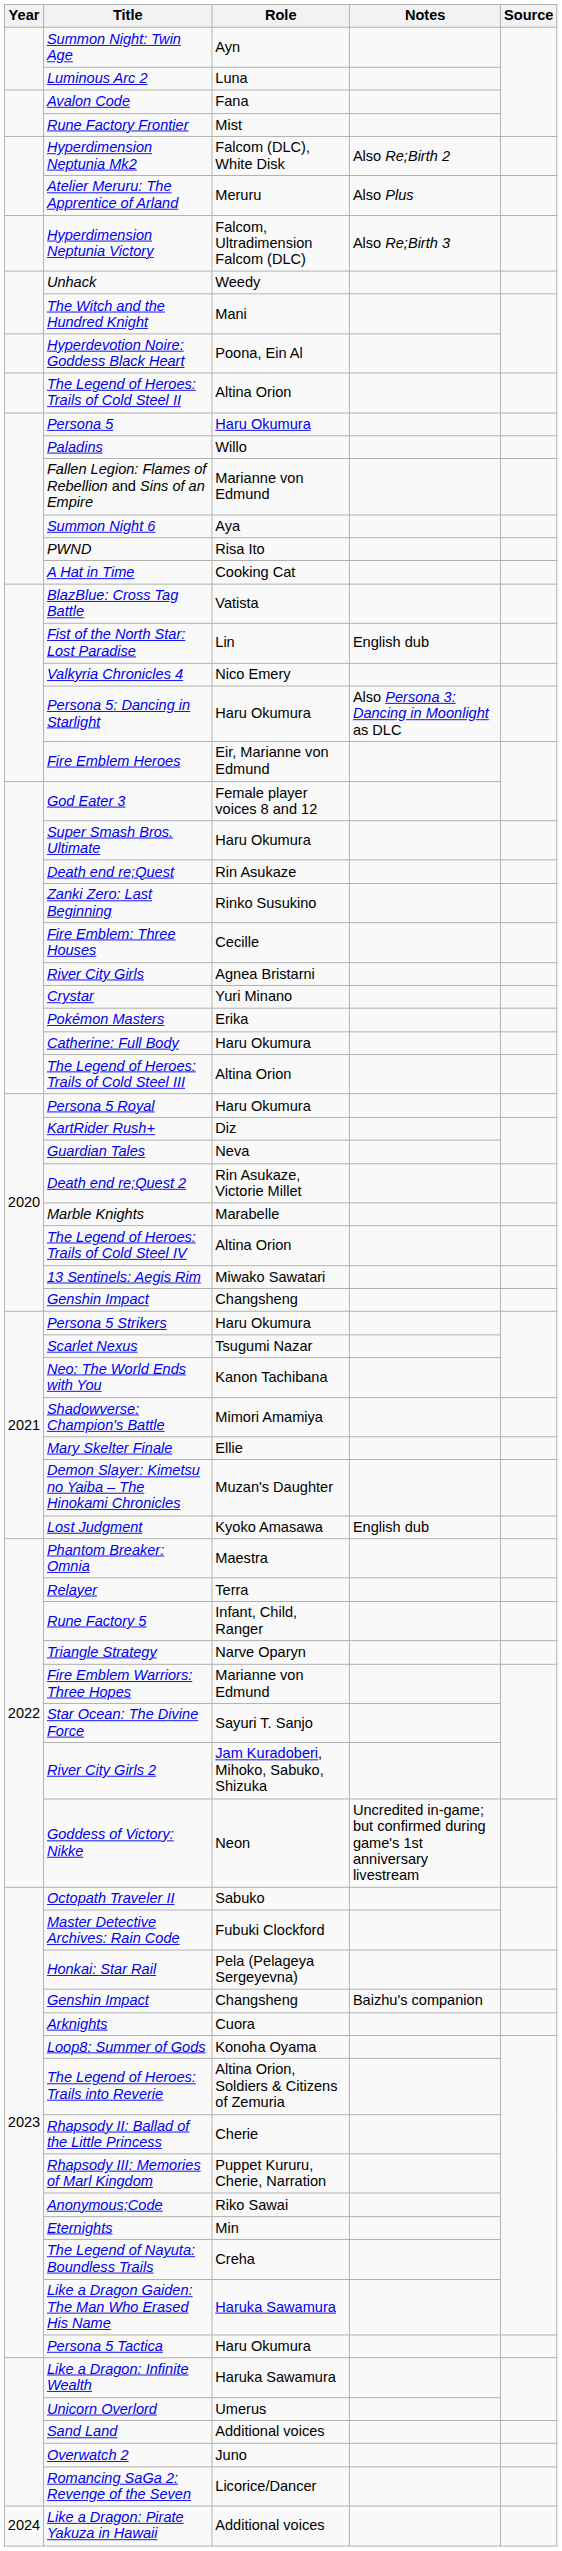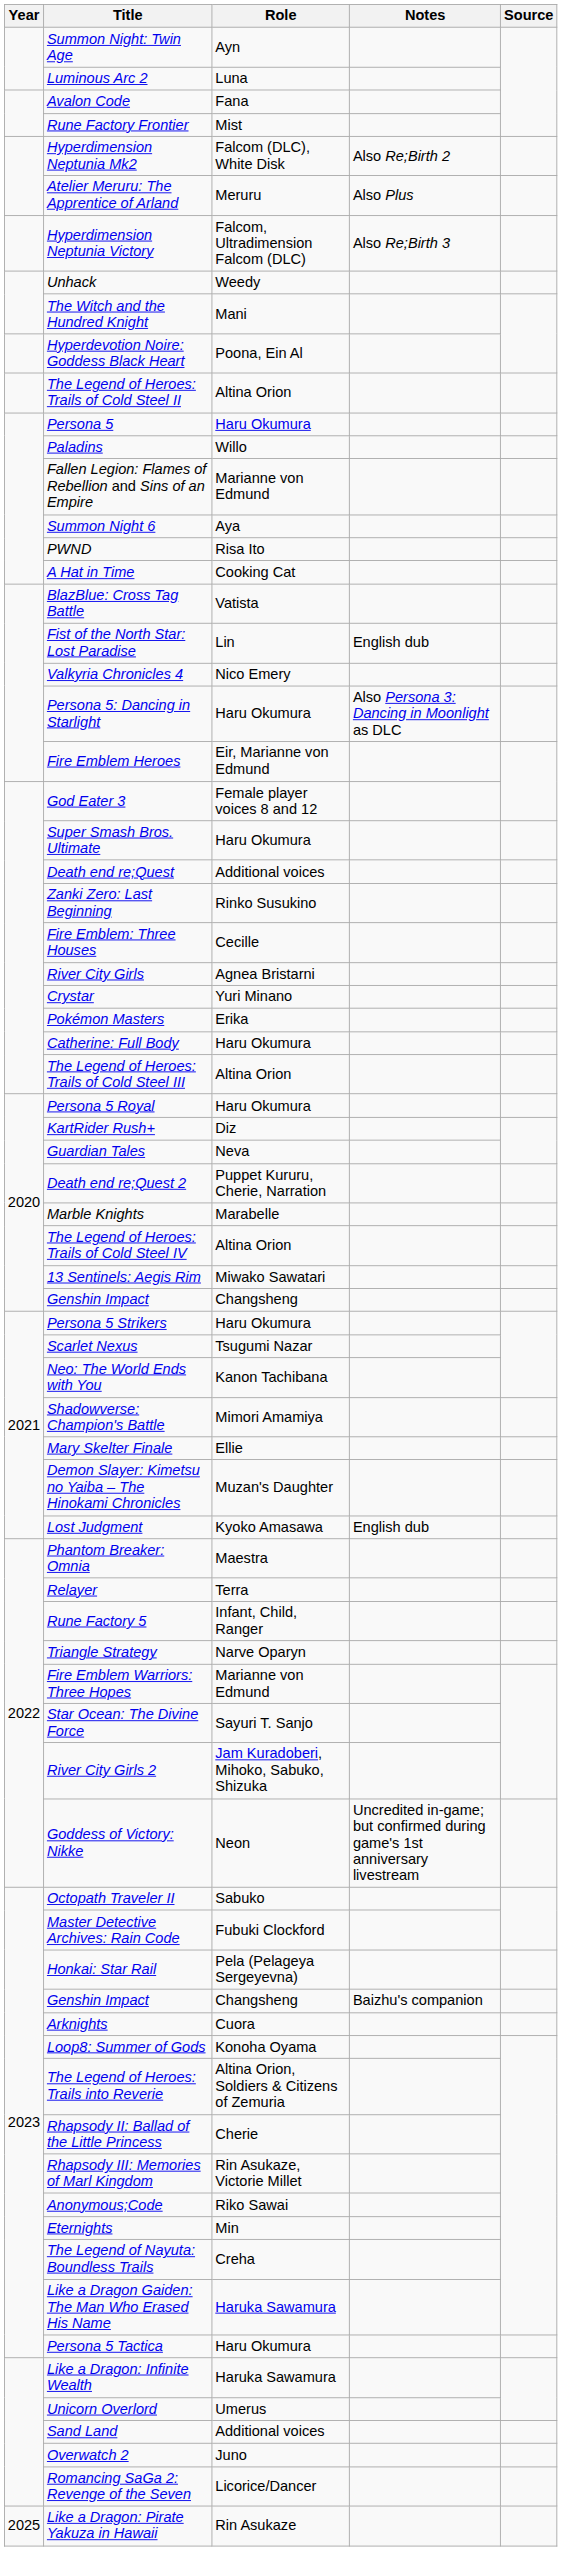(256, 871) Rin Asukaze -> (270, 871) Additional voices
(258, 1183) Rin Asukaze, Victorie Millet -> (271, 1183) Puppet Kururu, Cherie, Narration
(271, 2173) Puppet Kururu, Cherie, Narration -> (258, 2173) Rin Asukaze, Victorie Millet
(24, 2525) 2024 -> (24, 2525) 2025
(270, 2525) Additional voices -> (256, 2525) Rin Asukaze
